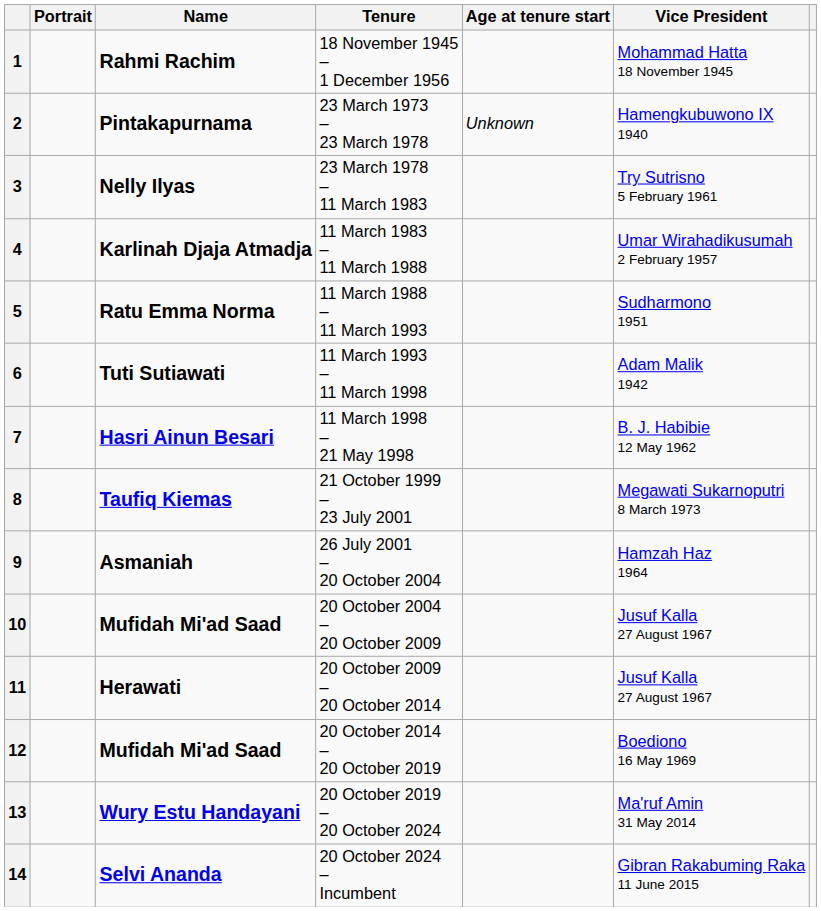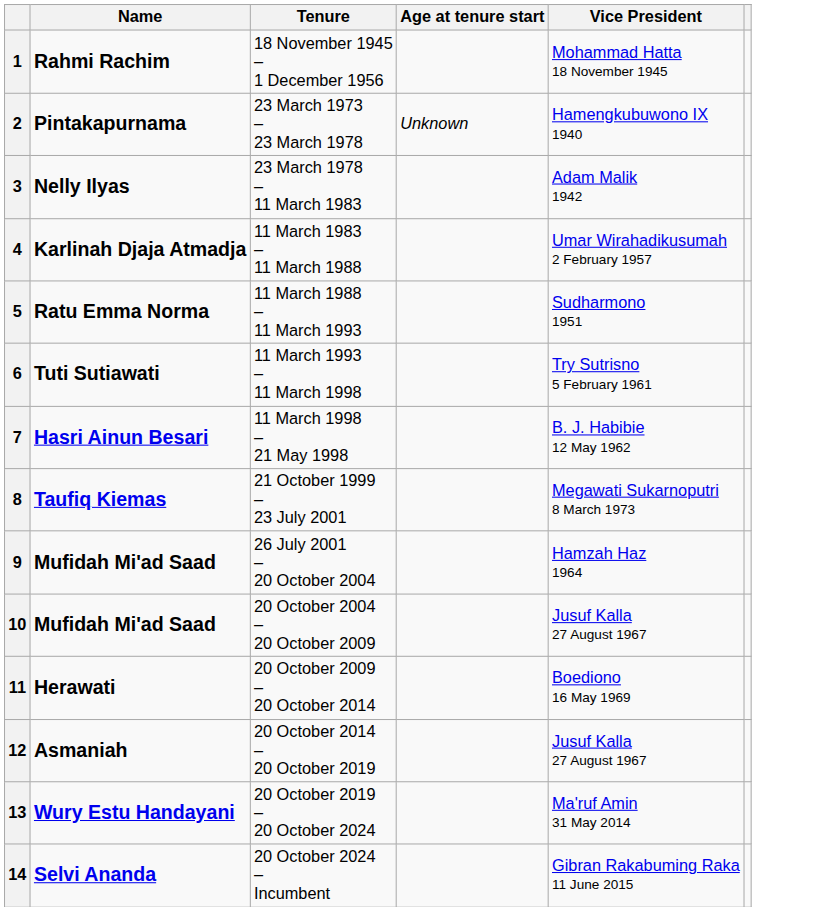- column: (63, 17)
(667, 186) Try Sutrisno 5 February 1961 -> (595, 186) Adam Malik 1942
(660, 374) Adam Malik 1942 -> (602, 374) Try Sutrisno 5 February 1961
(146, 562) Asmaniah -> (125, 562) Mufidah Mi'ad Saad
(665, 687) Jusuf Kalla 27 August 1967 -> (591, 687) Boediono 16 May 1969
(190, 750) Mufidah Mi'ad Saad -> (81, 750) Asmaniah
(657, 750) Boediono 16 May 1969 -> (599, 750) Jusuf Kalla 27 August 1967
